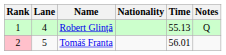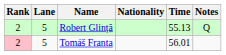(18, 27) 1 -> (18, 27) 2
(44, 27) 4 -> (44, 27) 5
